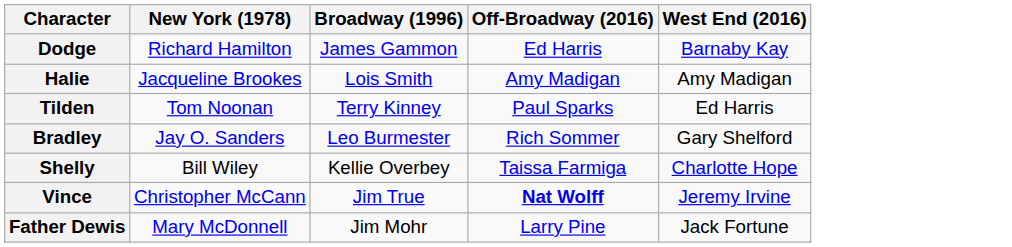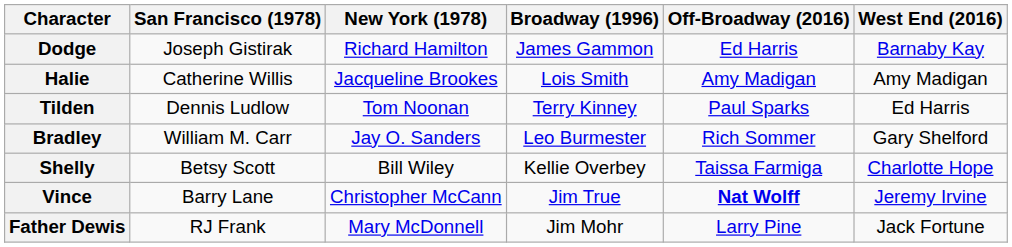+ column: (228, 19)
